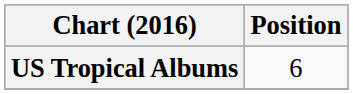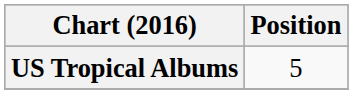(296, 67) 6 -> (296, 67) 5
